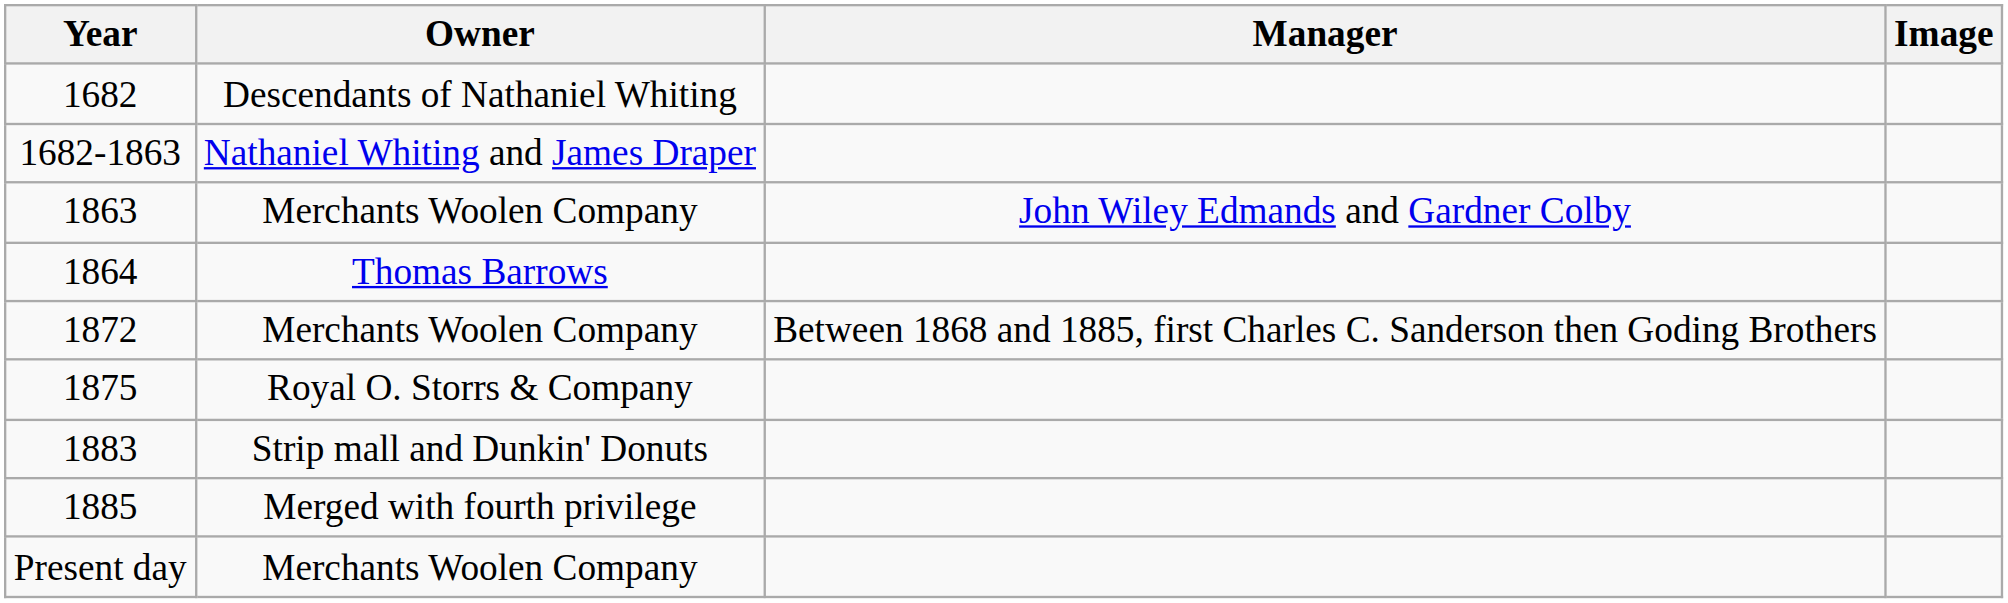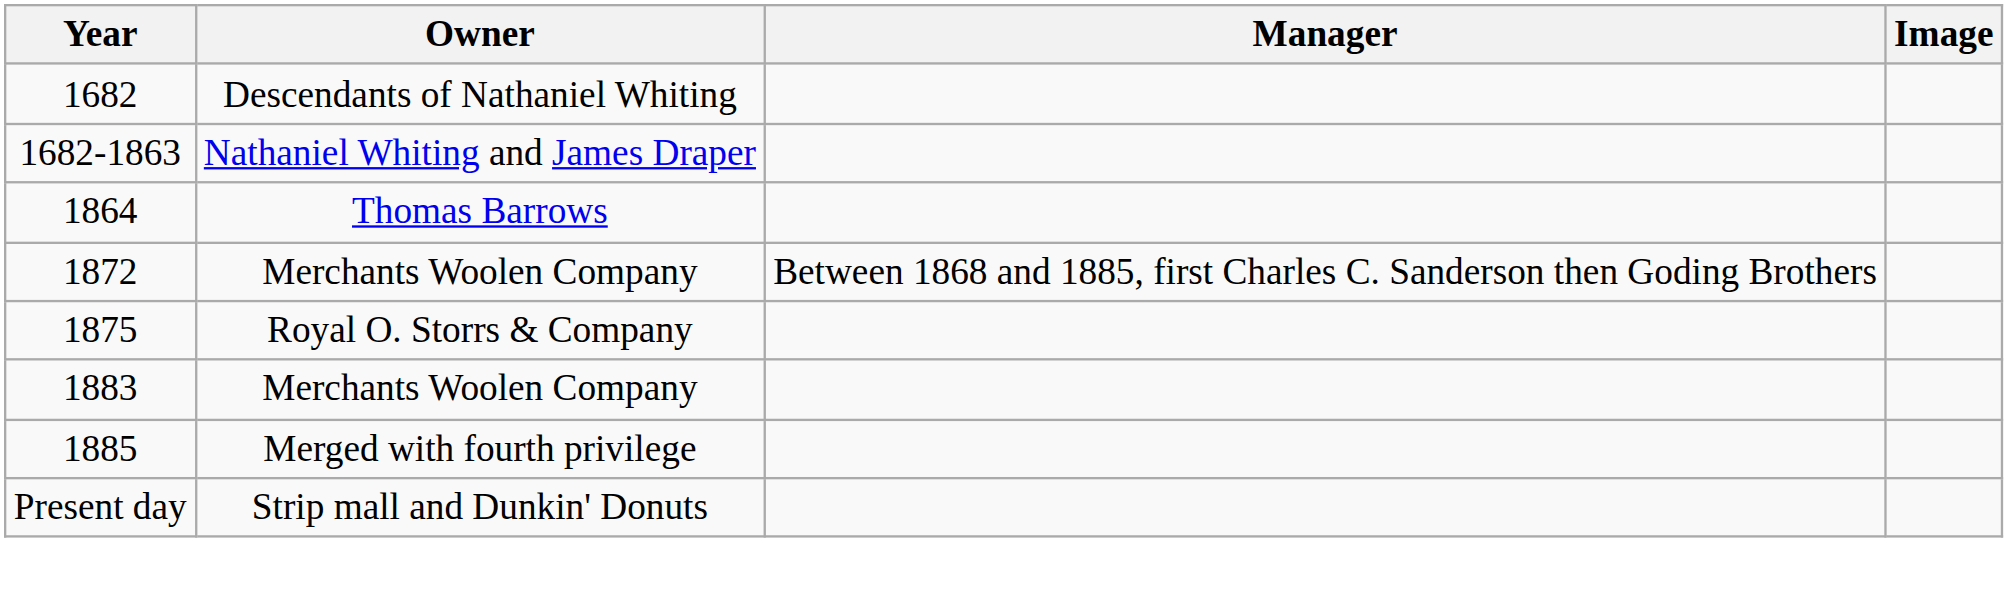- row: (100, 211)
(480, 447) Strip mall and Dunkin' Donuts -> (480, 388) Merchants Woolen Company
(480, 566) Merchants Woolen Company -> (480, 507) Strip mall and Dunkin' Donuts
